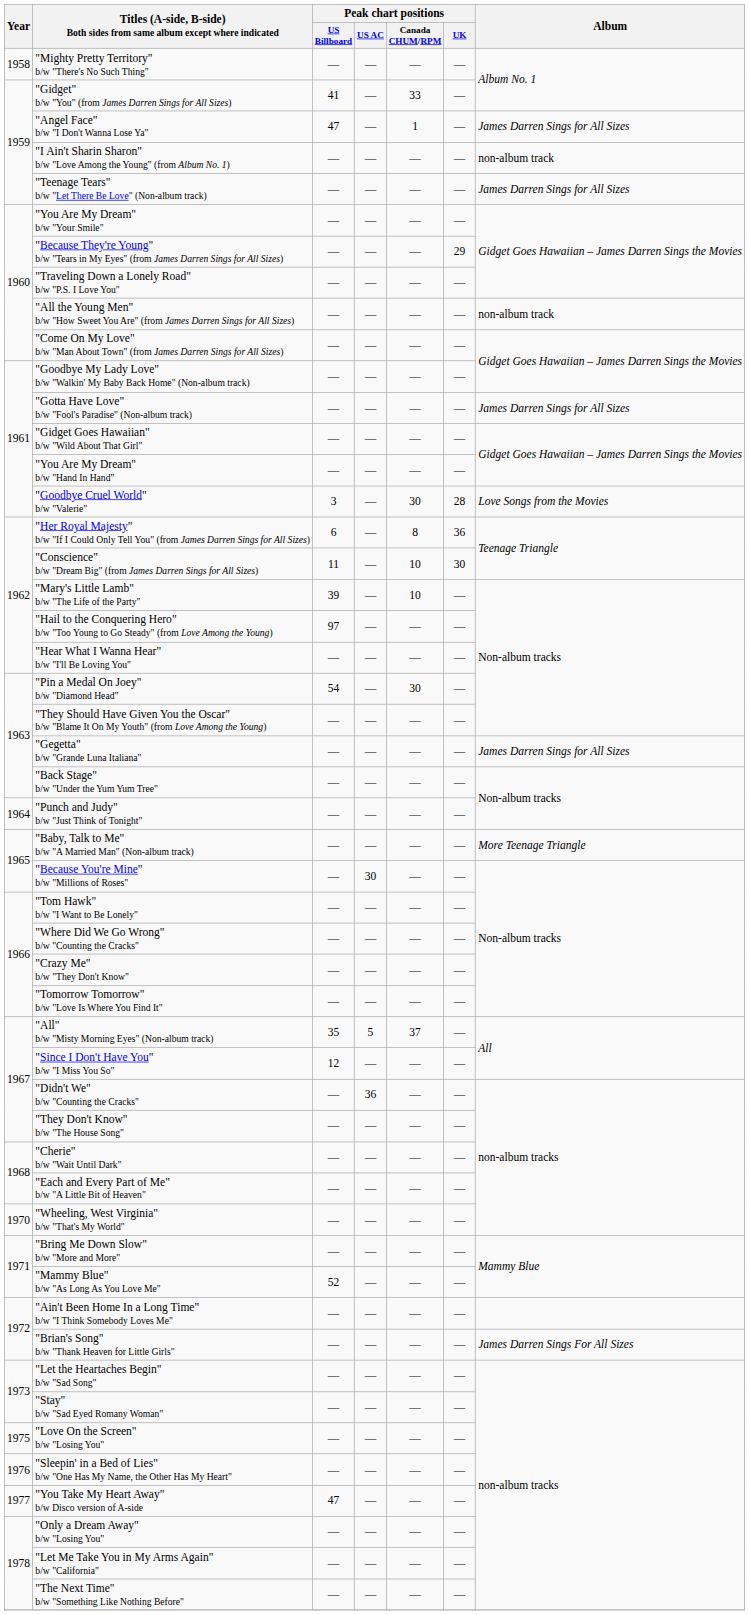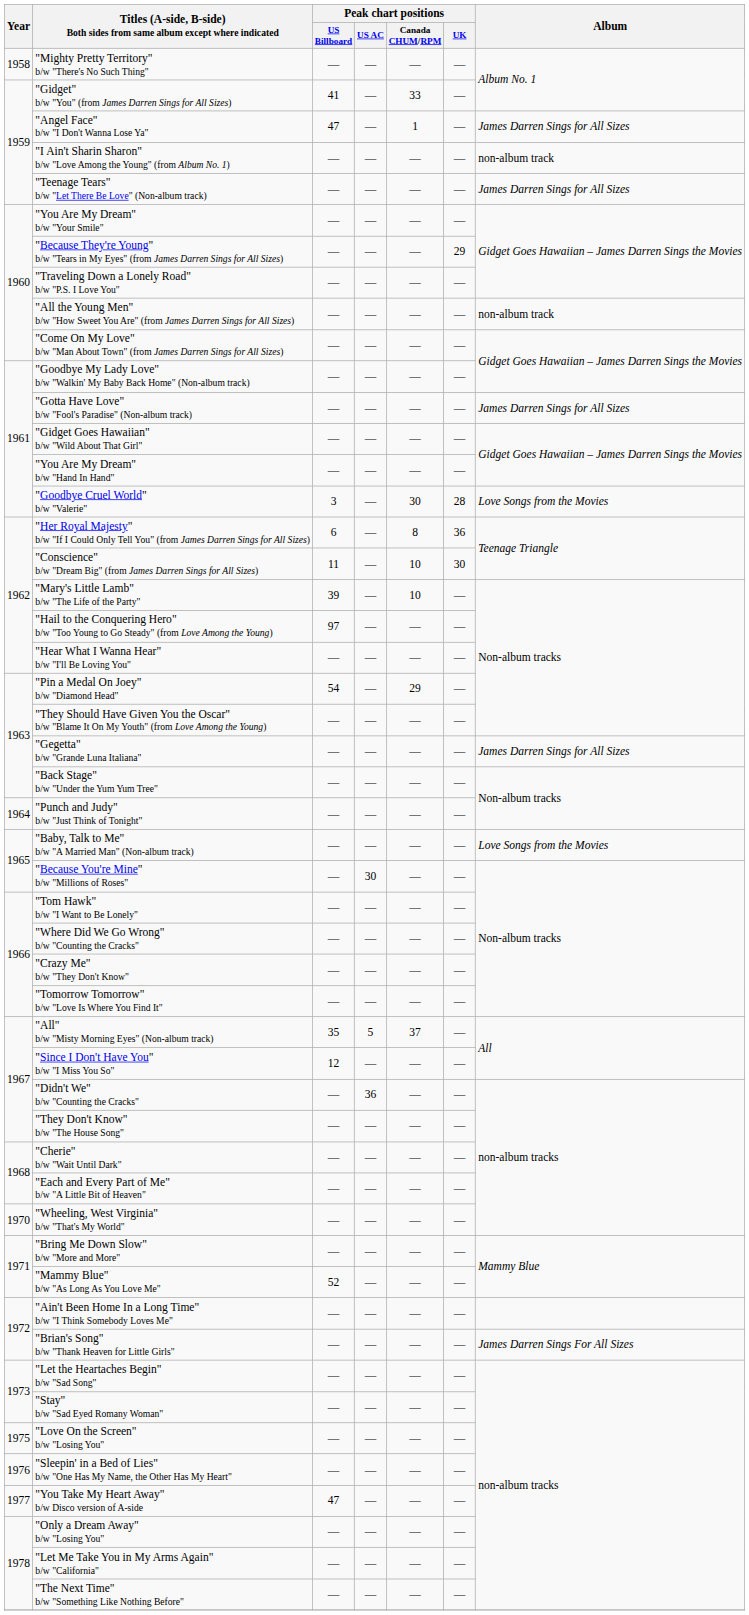(415, 688) 30 -> (415, 688) 29
(532, 845) More Teenage Triangle -> (543, 845) Love Songs from the Movies
